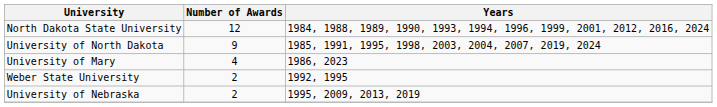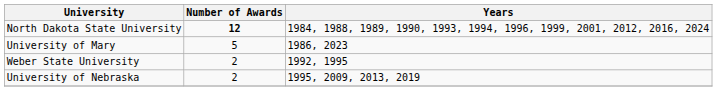(235, 29) normal -> (235, 29) bold
- row: (85, 45)
(235, 61) 4 -> (235, 45) 5
